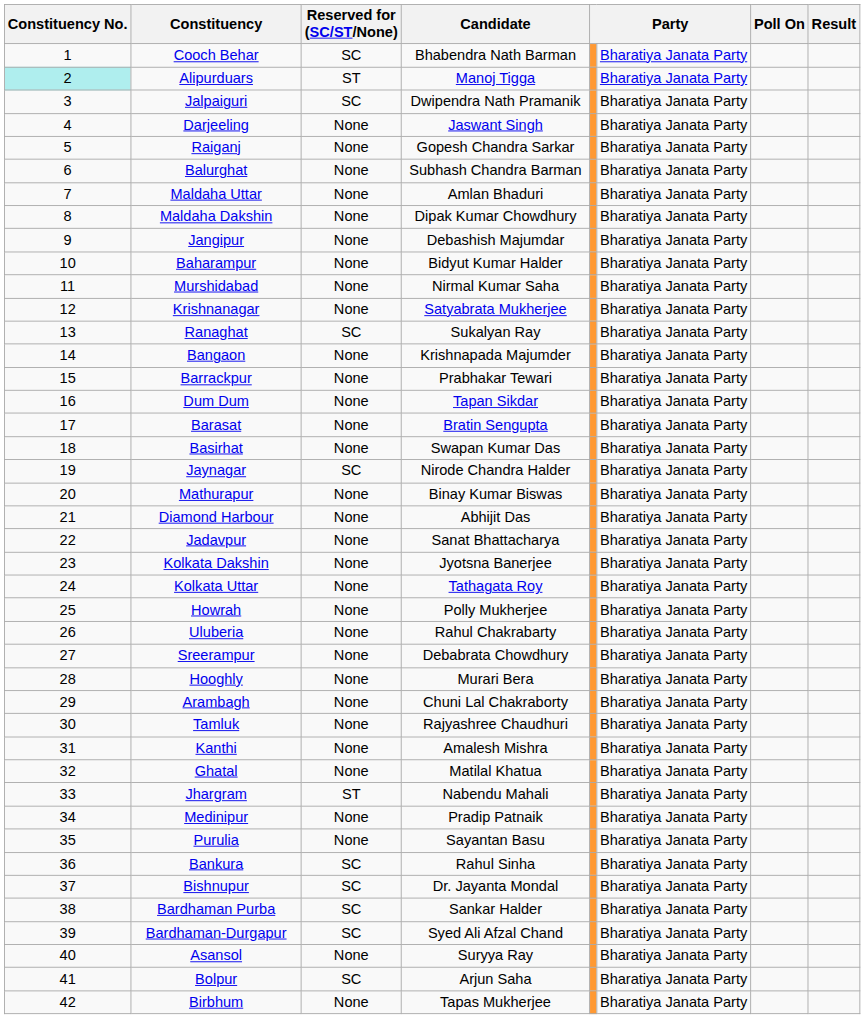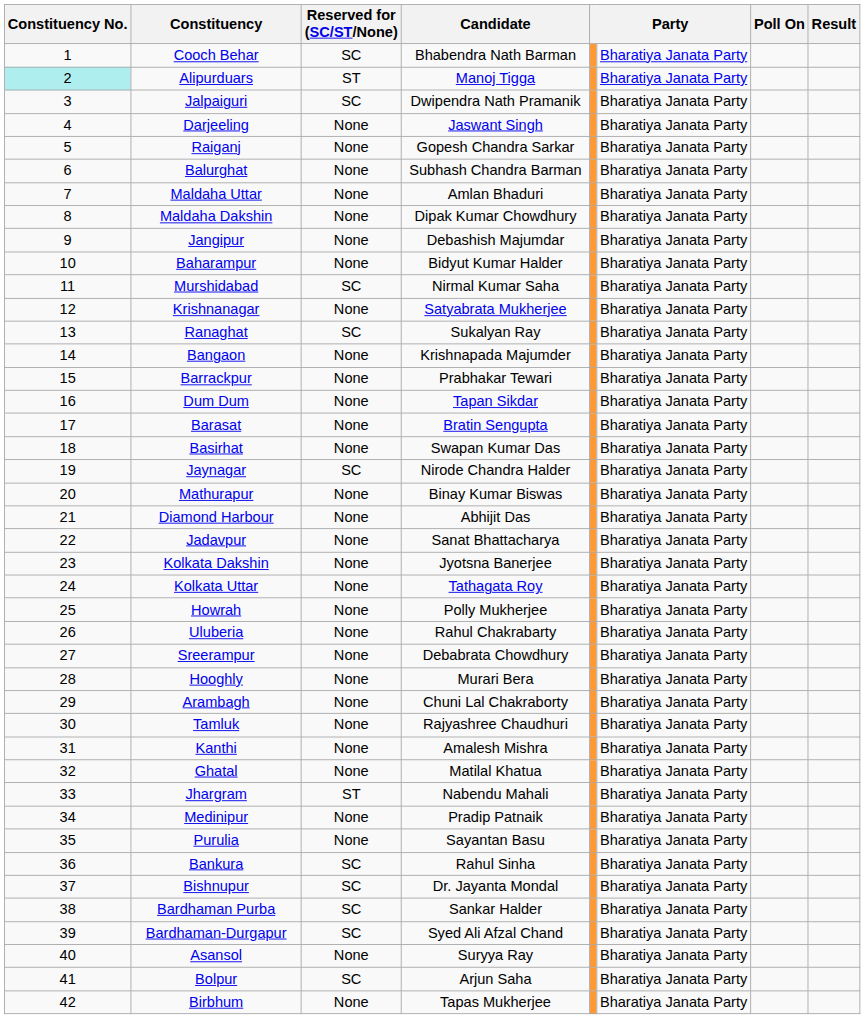(351, 286) None -> (351, 286) SC
